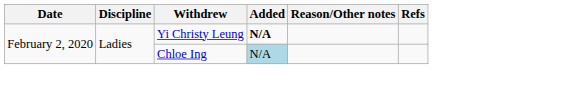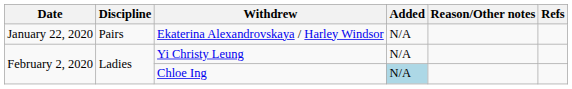+ row: (270, 34)
(260, 34) bold -> (400, 53) normal
